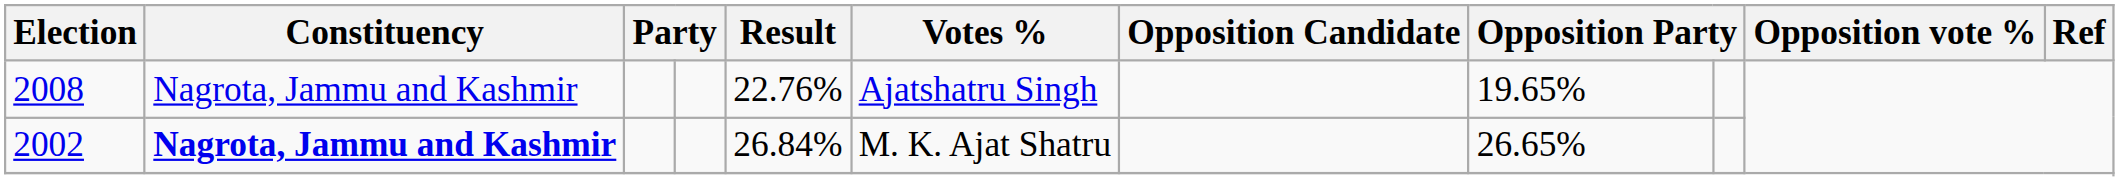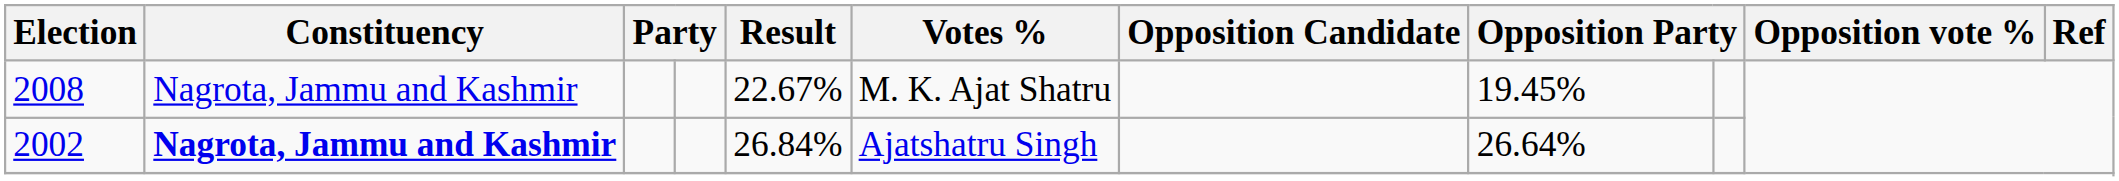(788, 88) 22.76% -> (788, 88) 22.67%
(978, 88) Ajatshatru Singh -> (985, 88) M. K. Ajat Shatru
(1531, 88) 19.65% -> (1531, 88) 19.45%
(985, 144) M. K. Ajat Shatru -> (978, 144) Ajatshatru Singh
(1531, 144) 26.65% -> (1531, 144) 26.64%
